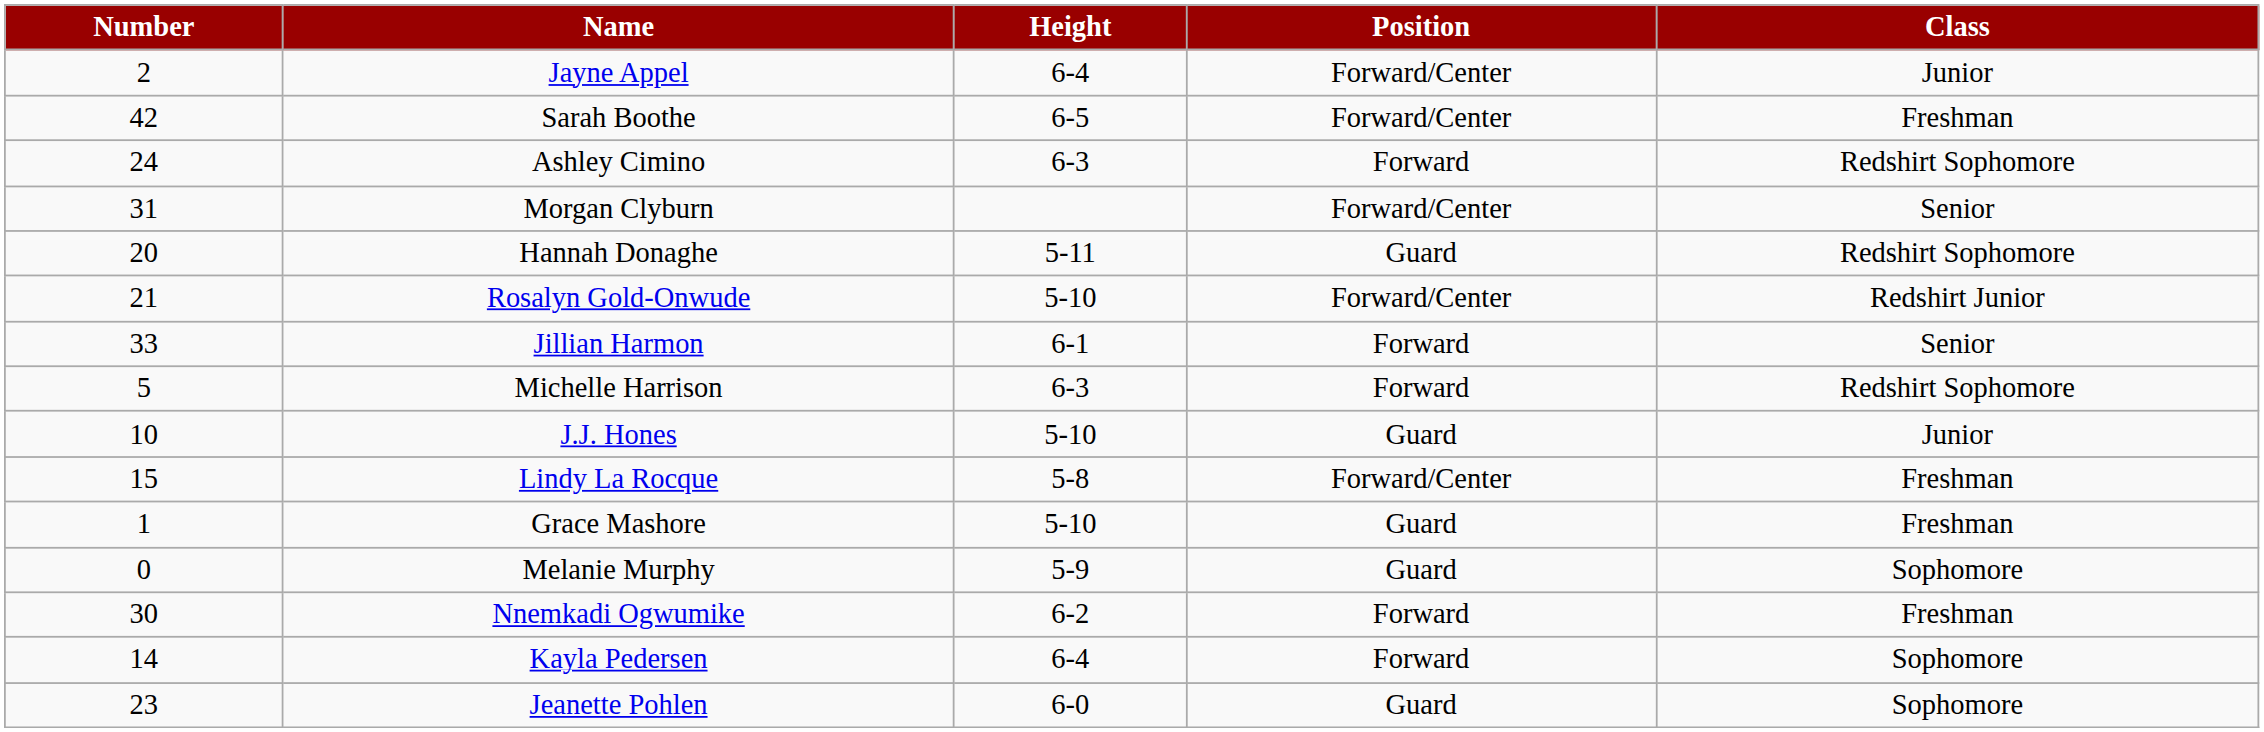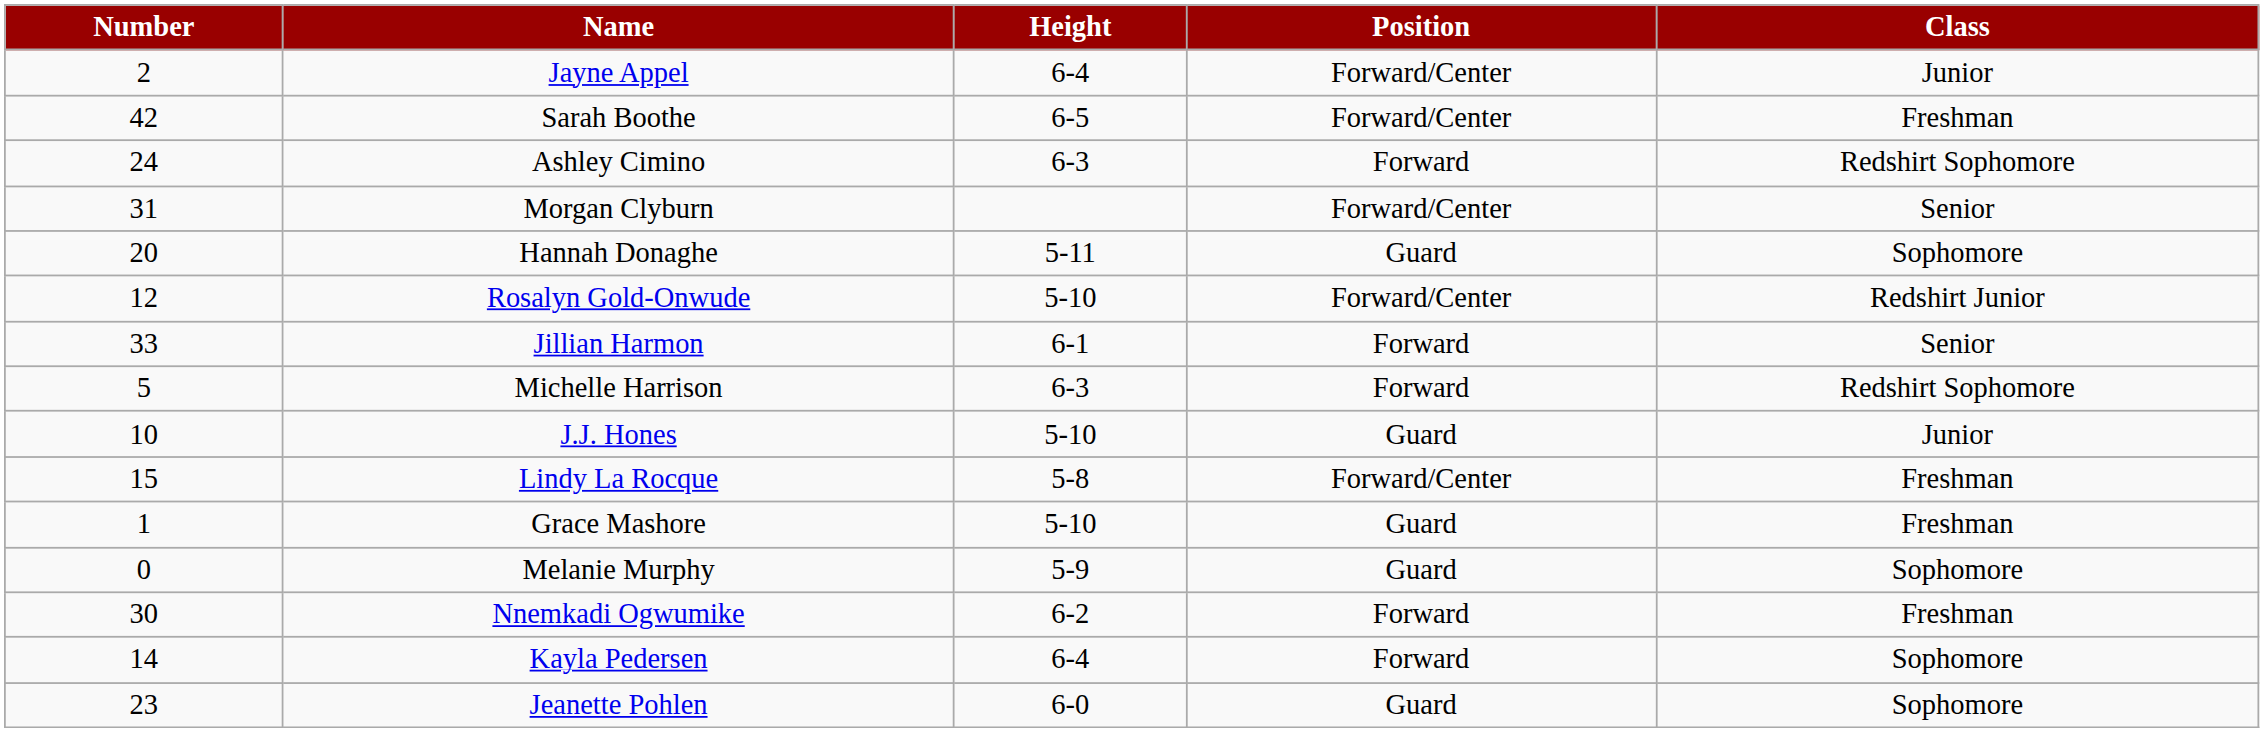(1957, 252) Redshirt Sophomore -> (1957, 252) Sophomore
(144, 298) 21 -> (144, 298) 12
